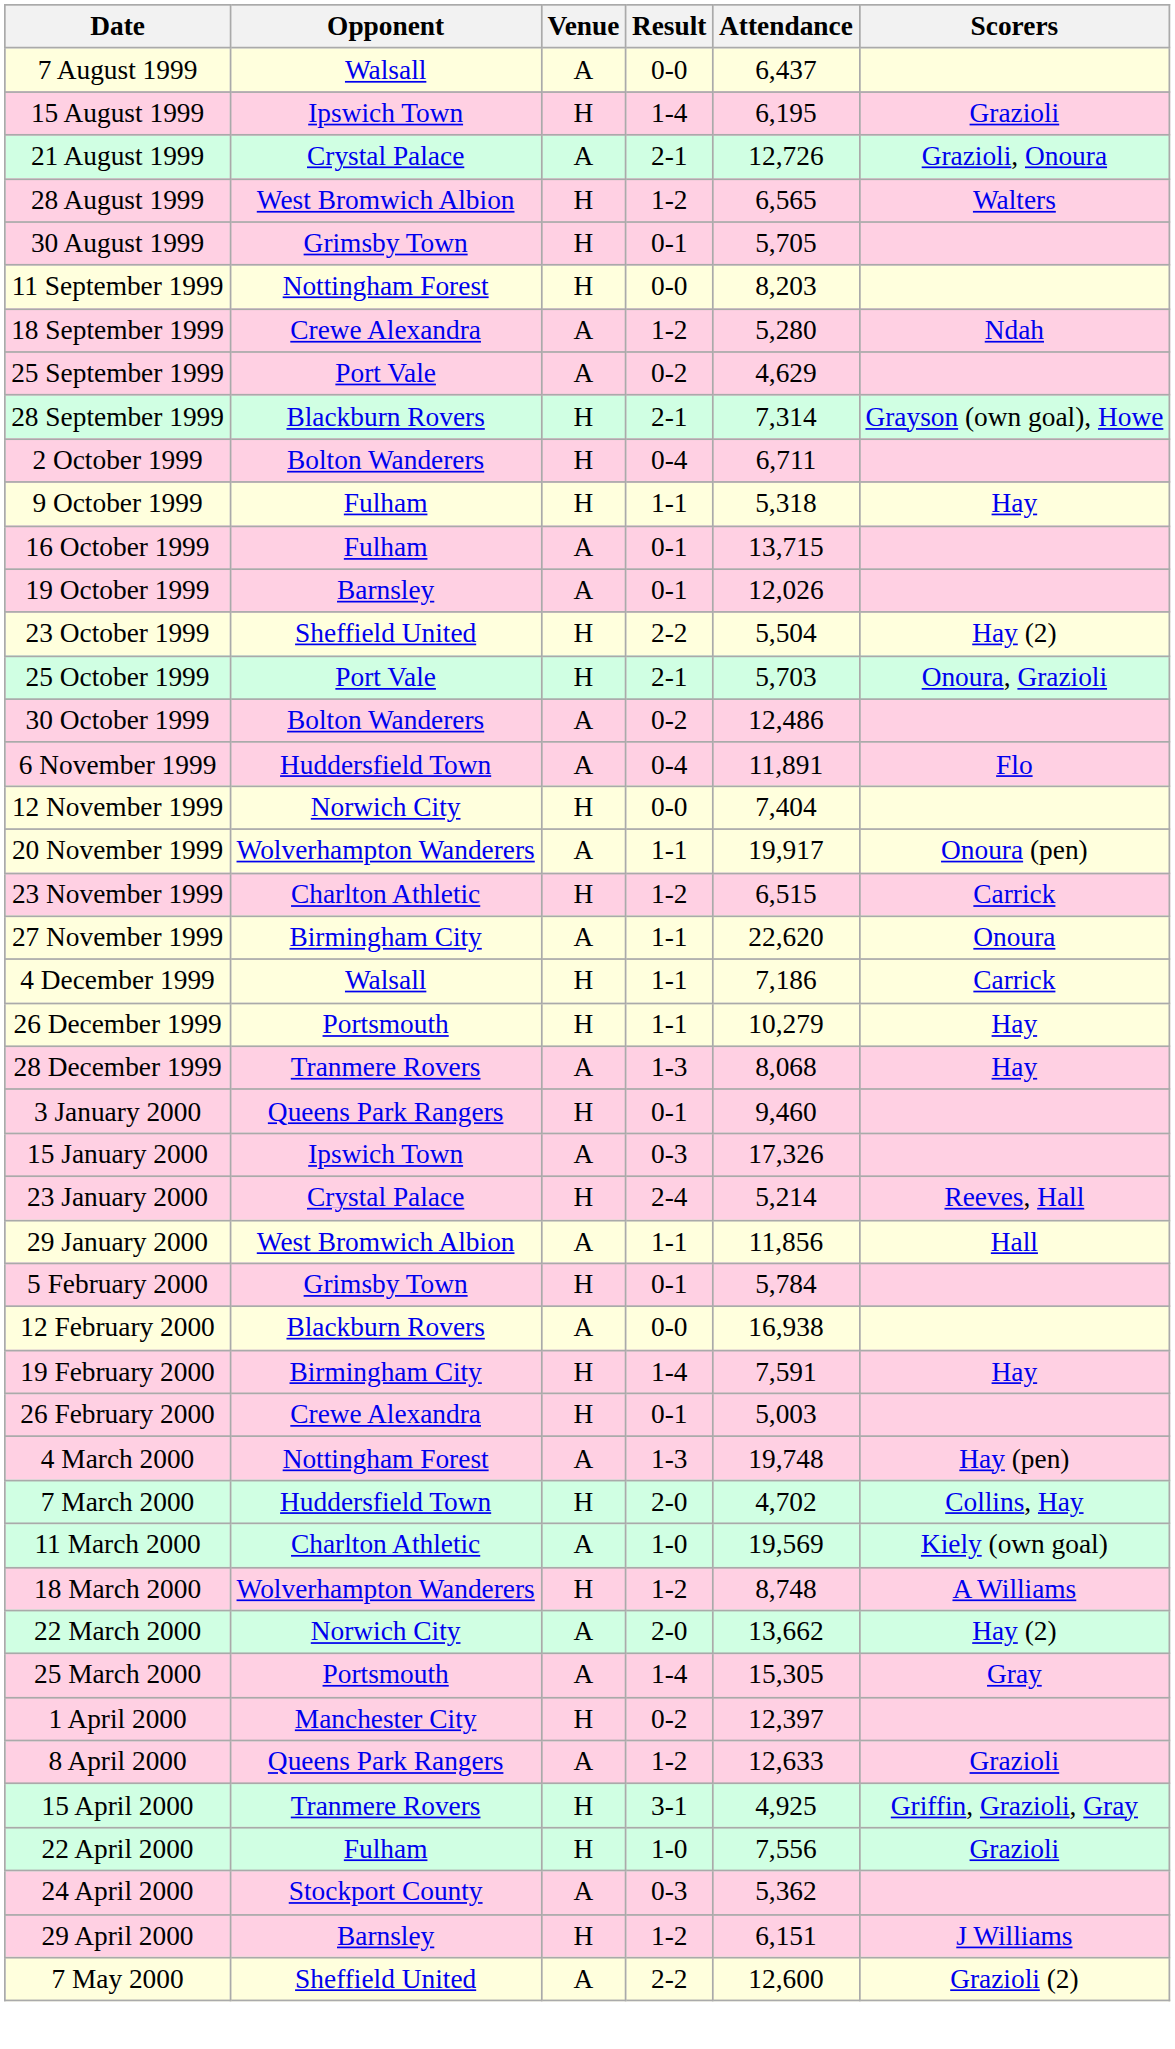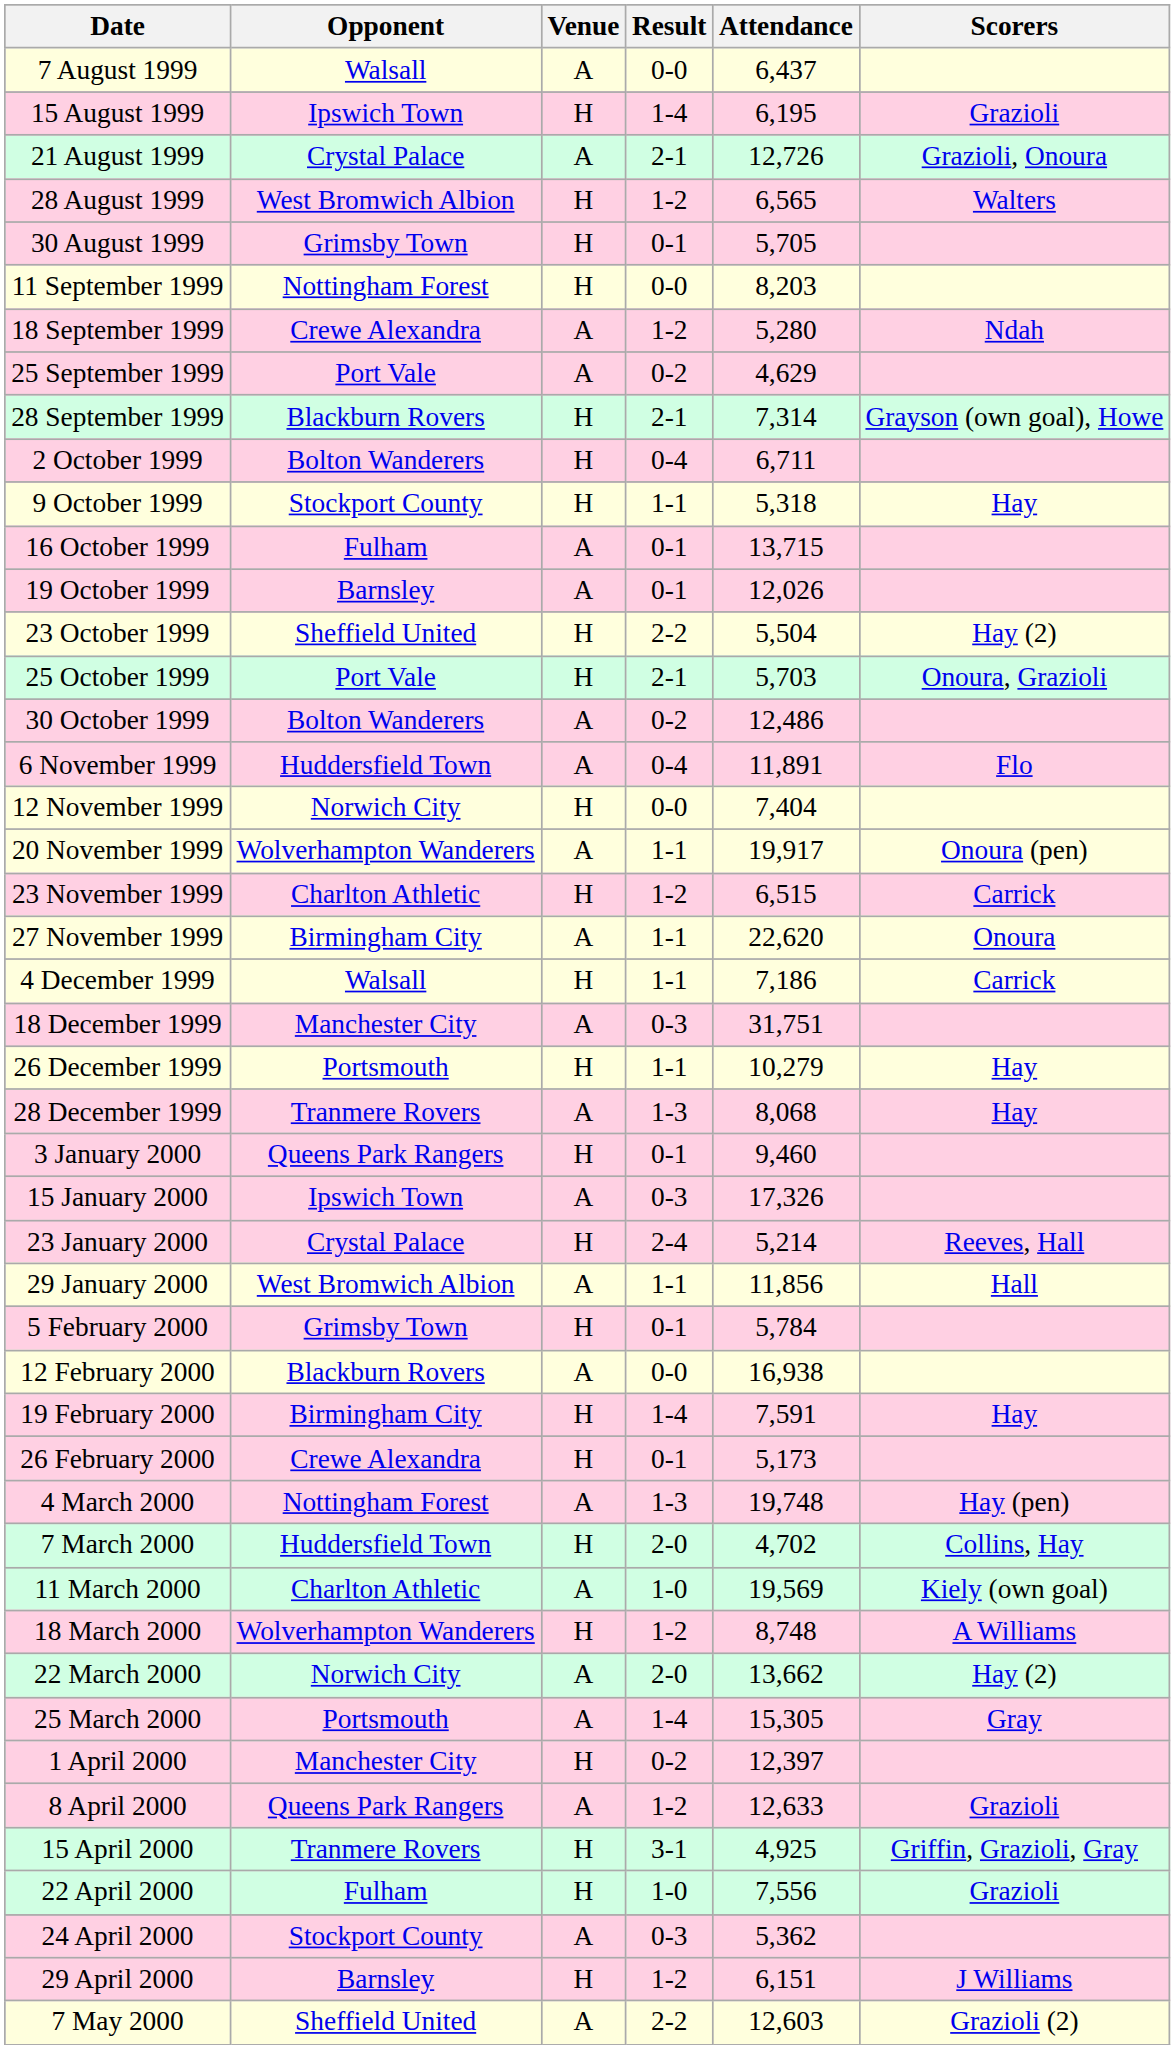(386, 503) Fulham -> (386, 503) Stockport County
+ row: (118, 1024)
(786, 1414) 5,003 -> (786, 1458) 5,173
(786, 1978) 12,600 -> (786, 2022) 12,603
